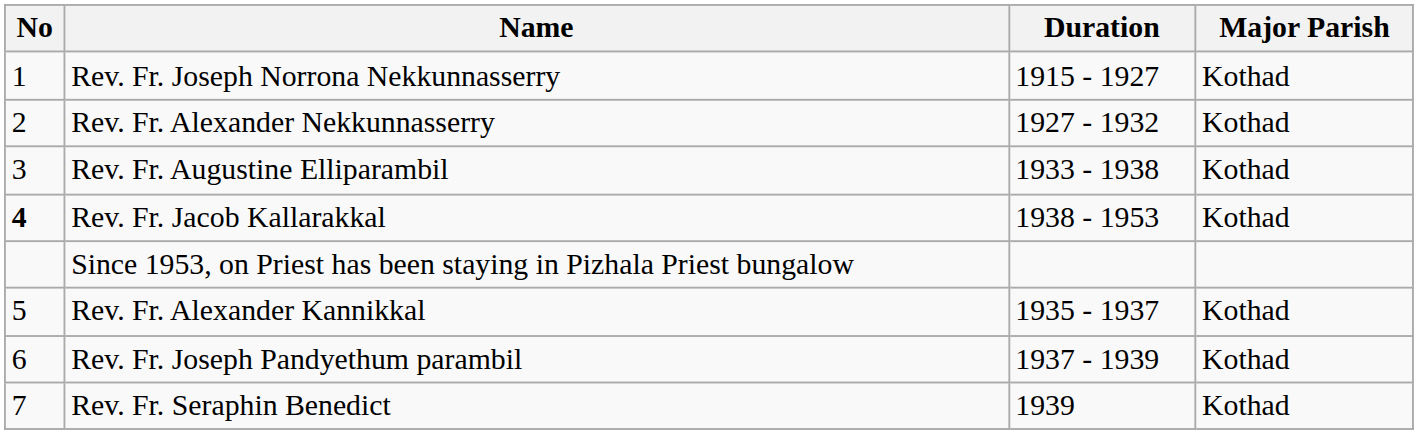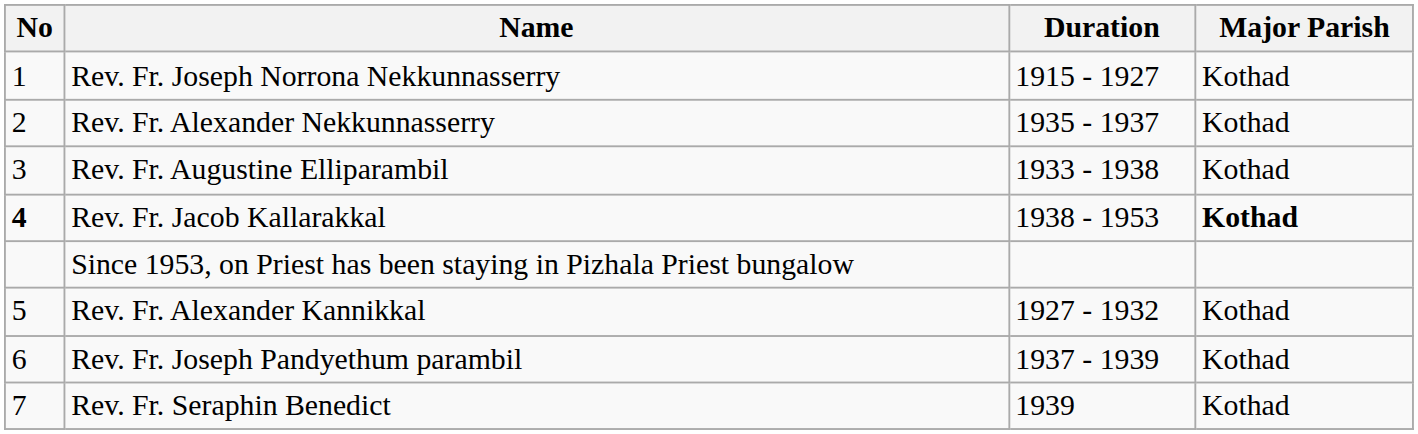(1087, 122) 1927 - 1932 -> (1087, 122) 1935 - 1937
(1246, 216) normal -> (1250, 216) bold
(1087, 311) 1935 - 1937 -> (1087, 311) 1927 - 1932
